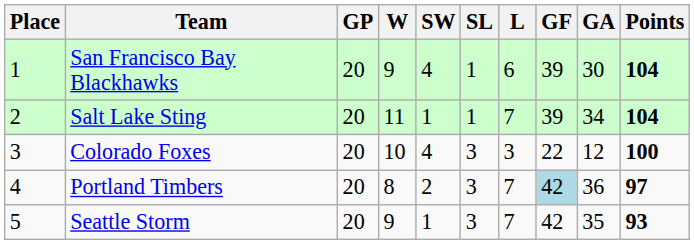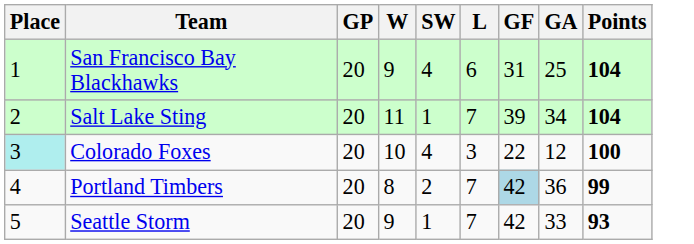- column: (480, 22)
(552, 69) 39 -> (515, 69) 31
(593, 69) 30 -> (555, 69) 25
(15, 151) no background -> (15, 151) paleturquoise background
(636, 186) 97 -> (599, 186) 99
(593, 221) 35 -> (555, 221) 33
